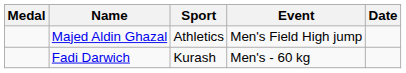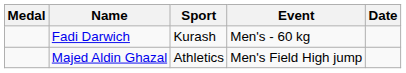rows swapped: (109, 37) <-> (91, 58)
